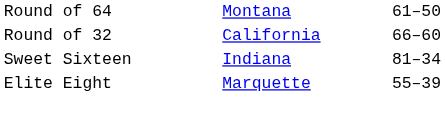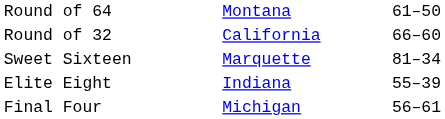(257, 60) Indiana -> (267, 60) Marquette
(267, 84) Marquette -> (257, 84) Indiana
+ row: (53, 108)
